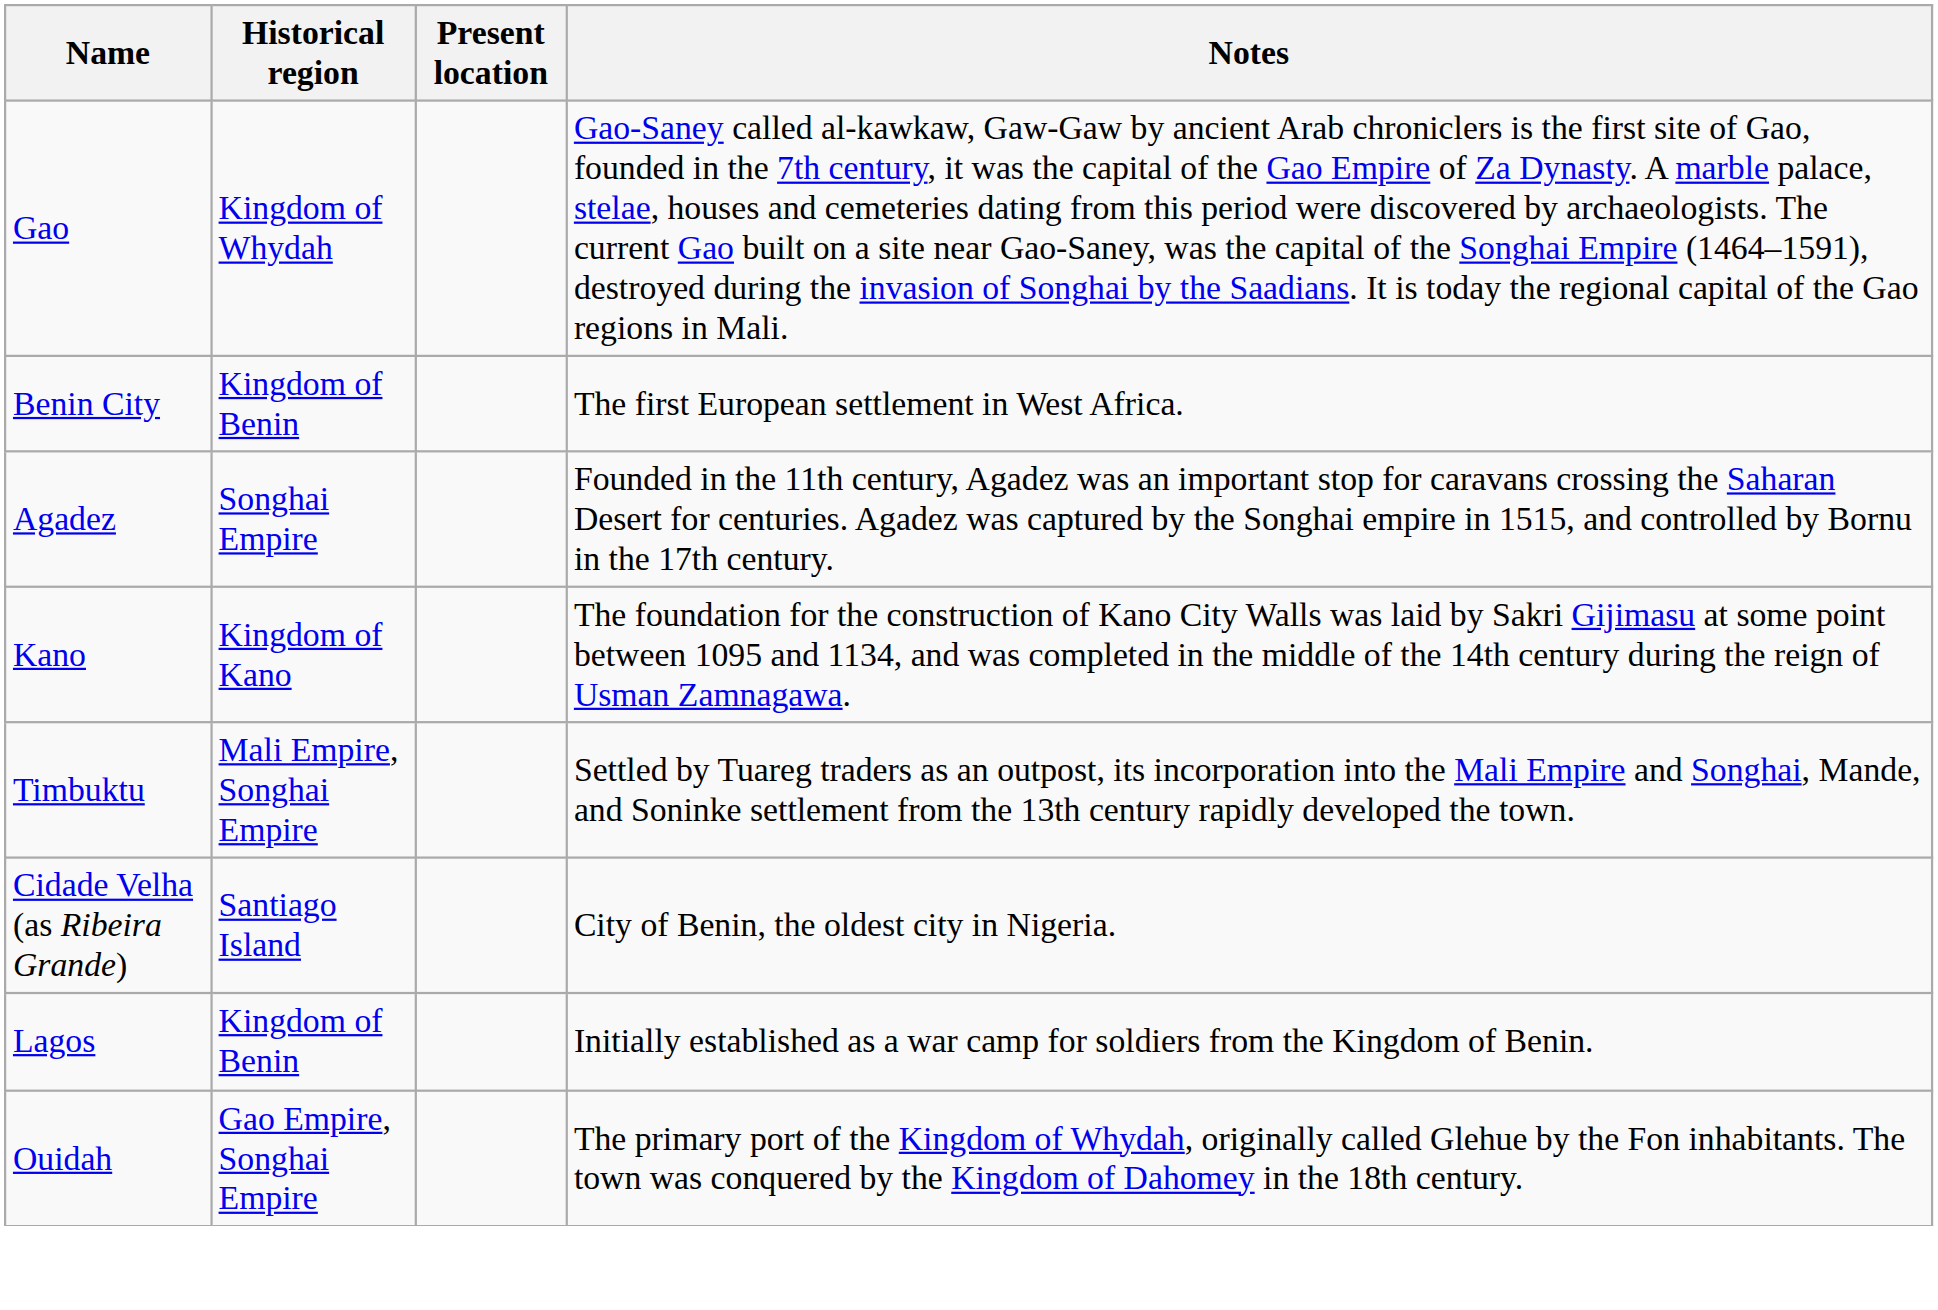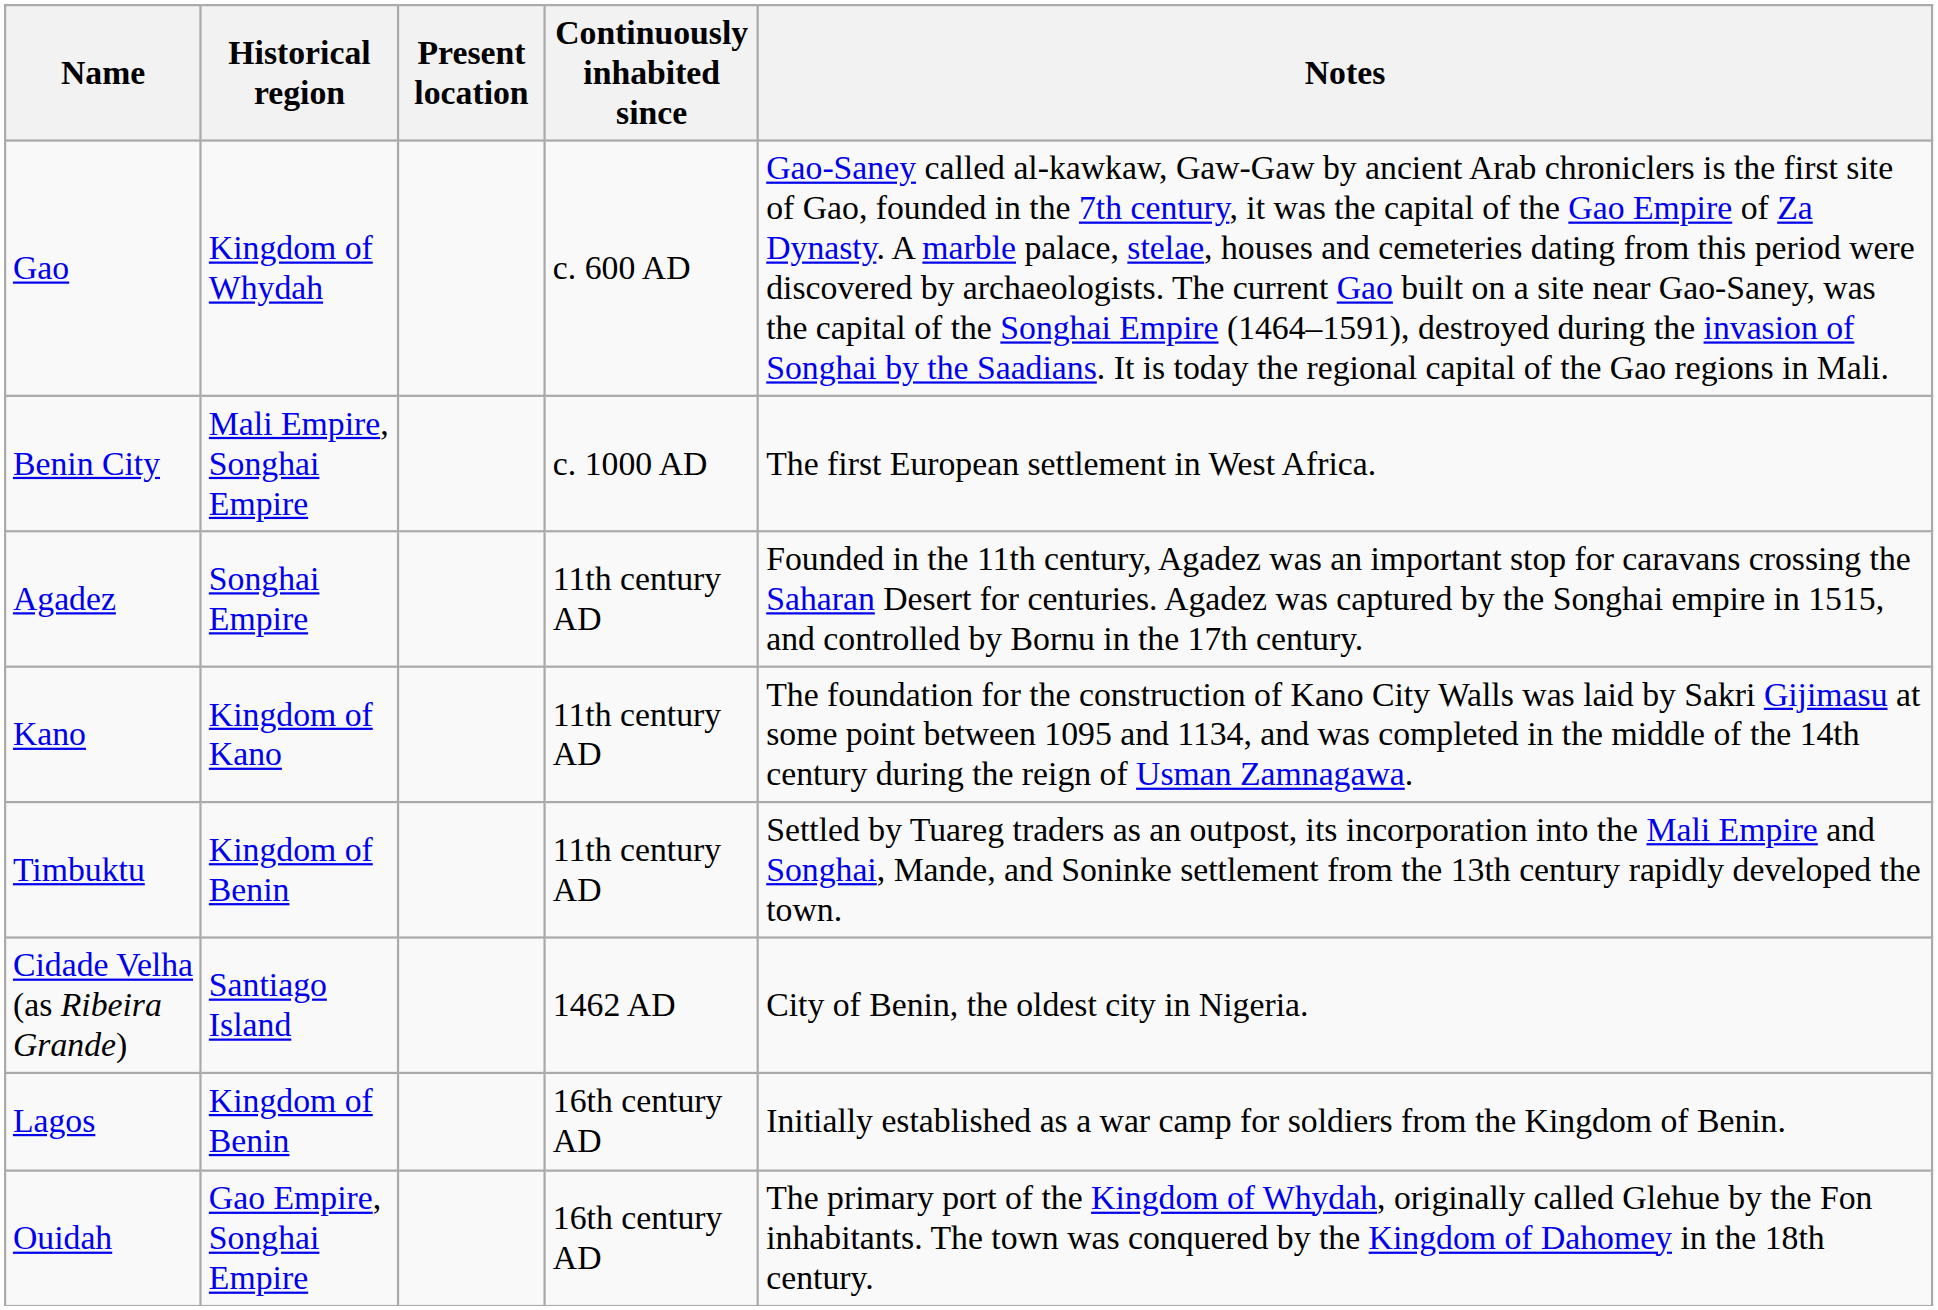+ column: (652, 72)
(301, 403) Kingdom of Benin -> (299, 463) Mali Empire, Songhai Empire
(308, 790) Mali Empire, Songhai Empire -> (291, 870) Kingdom of Benin
